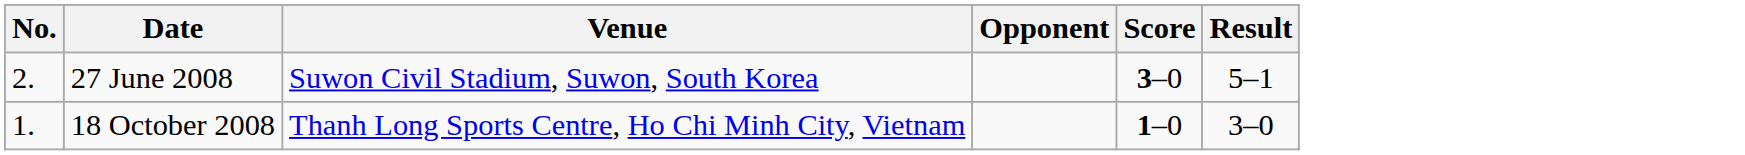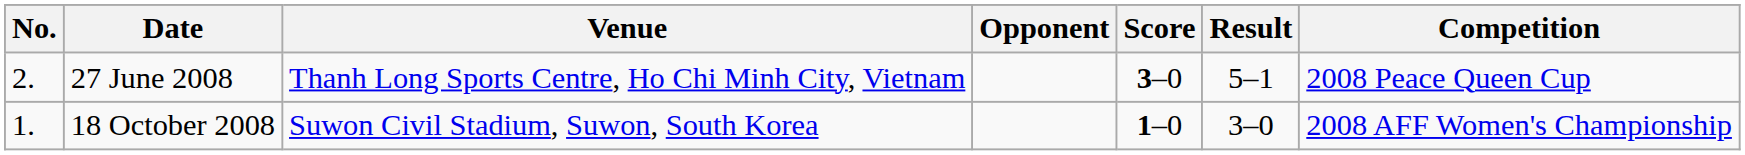+ column: (1519, 28)
(554, 76) Suwon Civil Stadium, Suwon, South Korea -> (627, 76) Thanh Long Sports Centre, Ho Chi Minh City, Vietnam
(627, 125) Thanh Long Sports Centre, Ho Chi Minh City, Vietnam -> (554, 125) Suwon Civil Stadium, Suwon, South Korea
